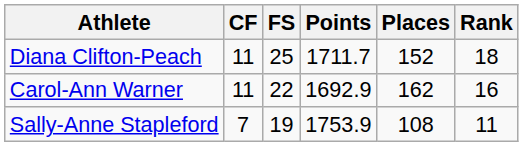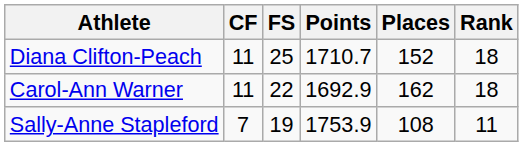(338, 56) 1711.7 -> (338, 56) 1710.7
(486, 90) 16 -> (486, 90) 18
